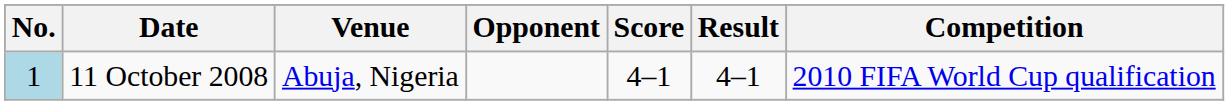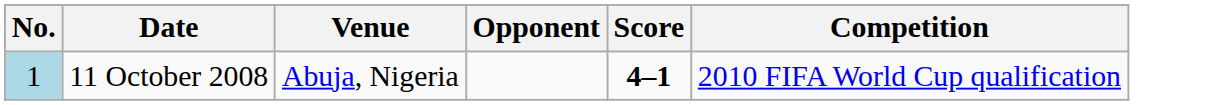- column: (738, 28)
(649, 75) normal -> (649, 75) bold
